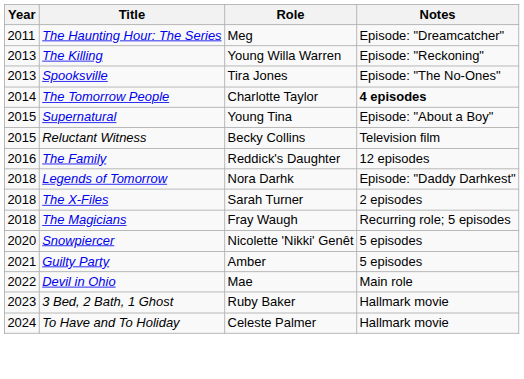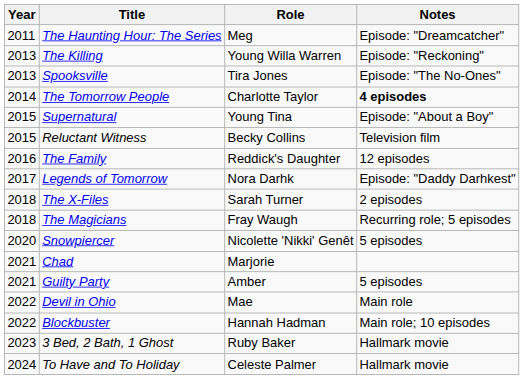(22, 179) 2018 -> (22, 179) 2017
+ row: (58, 261)
+ row: (76, 323)
